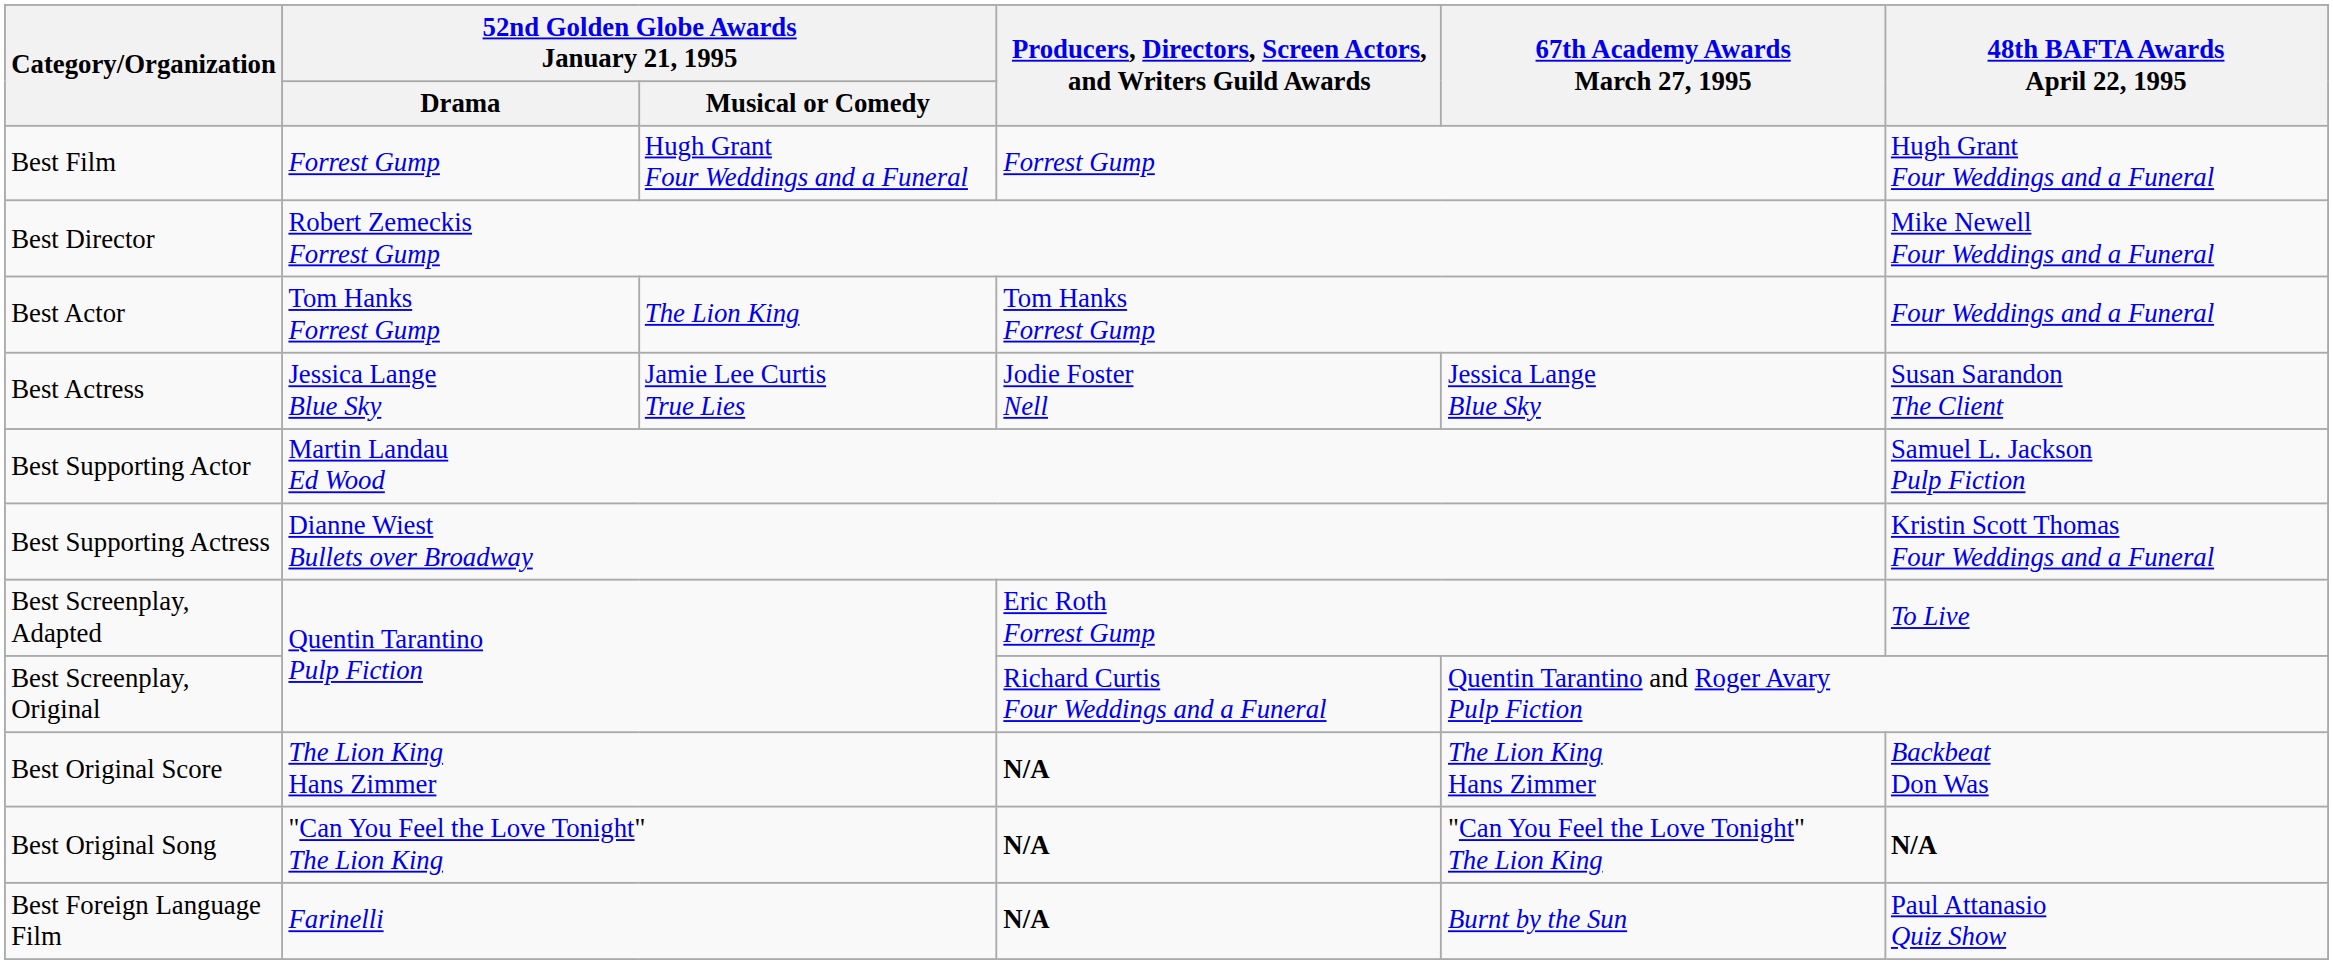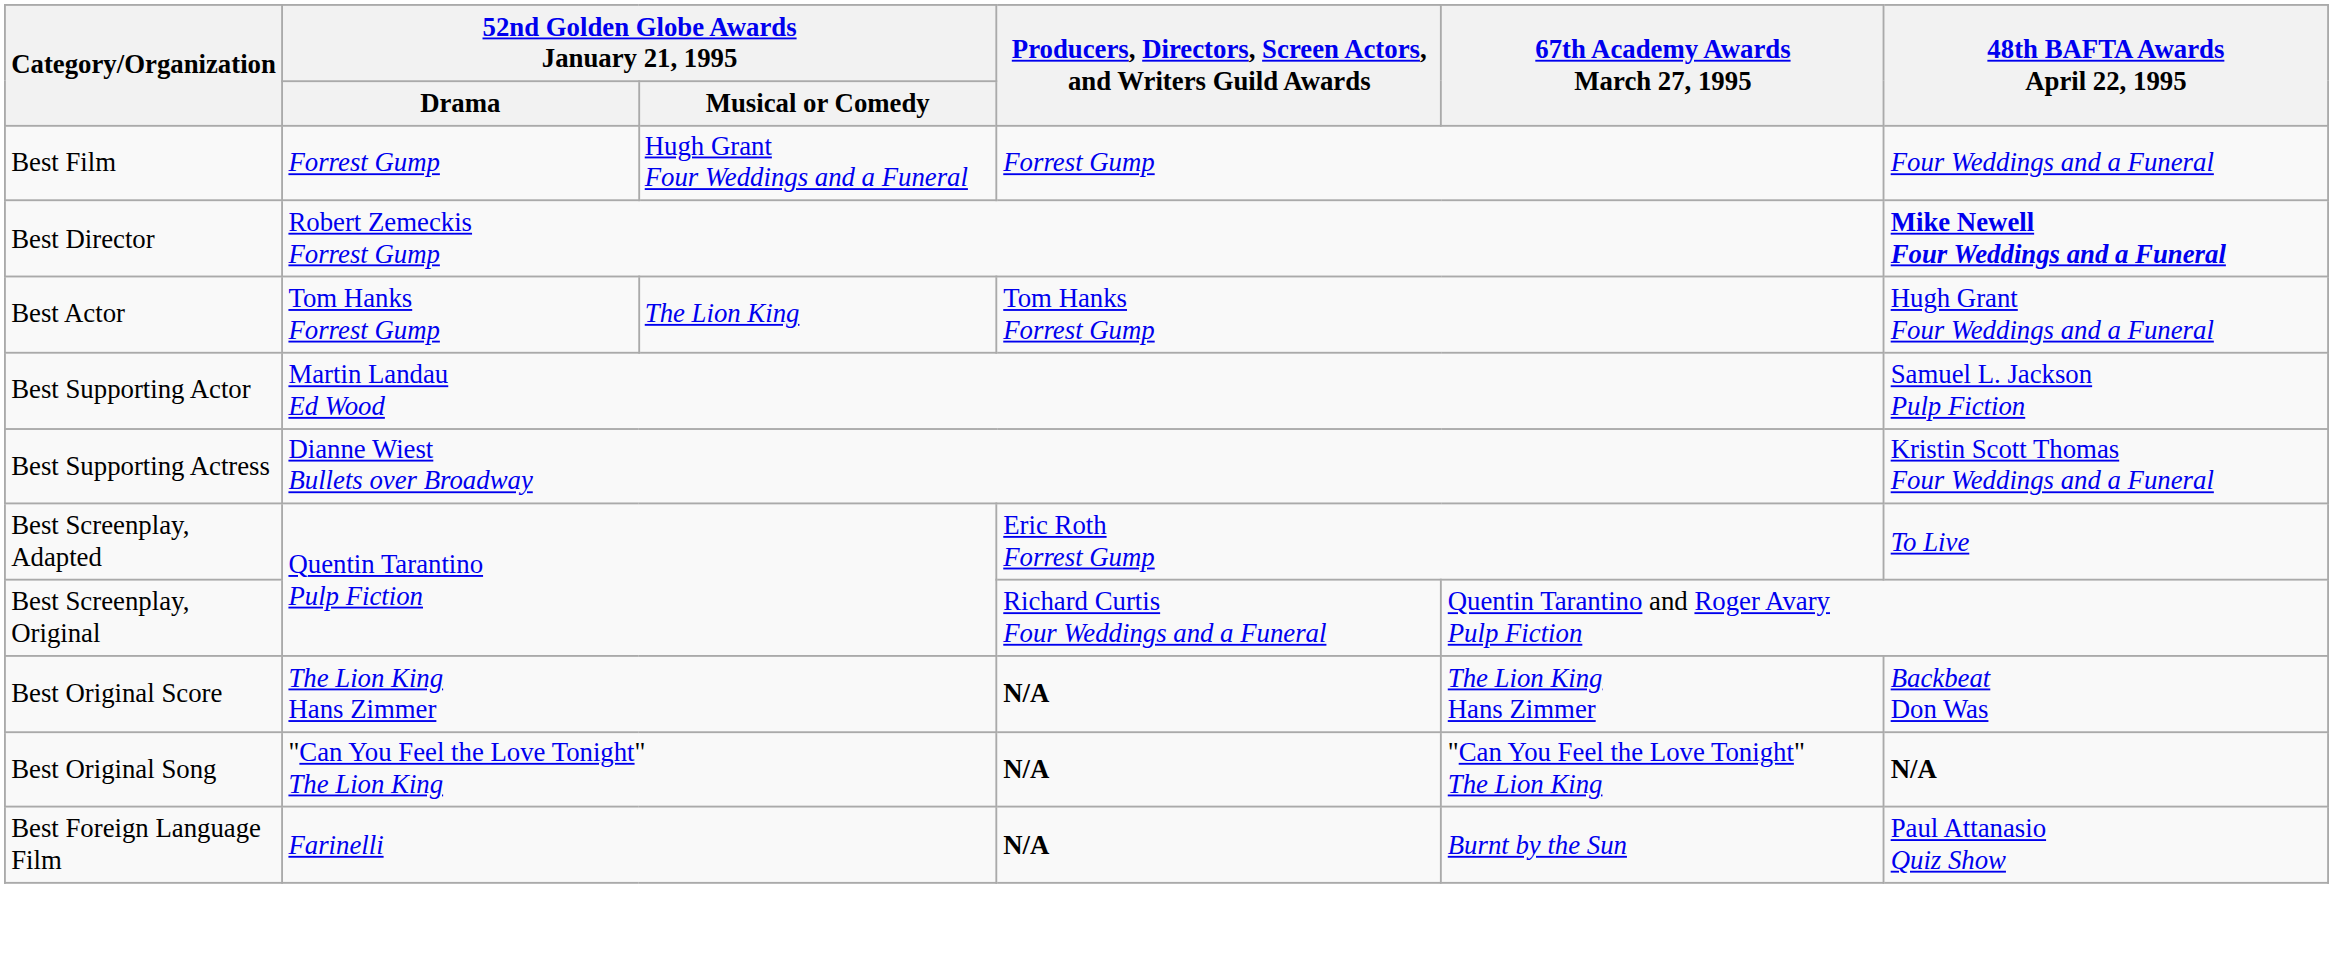(2053, 162) Hugh Grant Four Weddings and a Funeral -> (2052, 162) Four Weddings and a Funeral
(2053, 238) normal -> (2058, 238) bold
(2053, 314) Four Weddings and a Funeral -> (2052, 314) Hugh Grant Four Weddings and a Funeral
- row: (78, 390)
